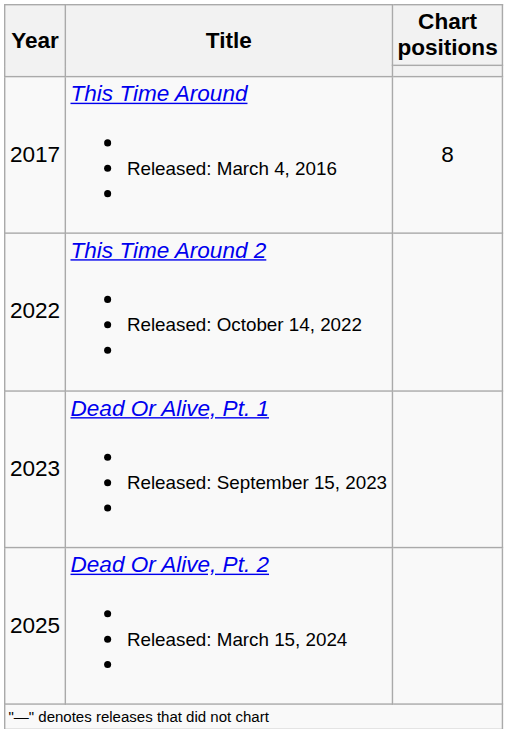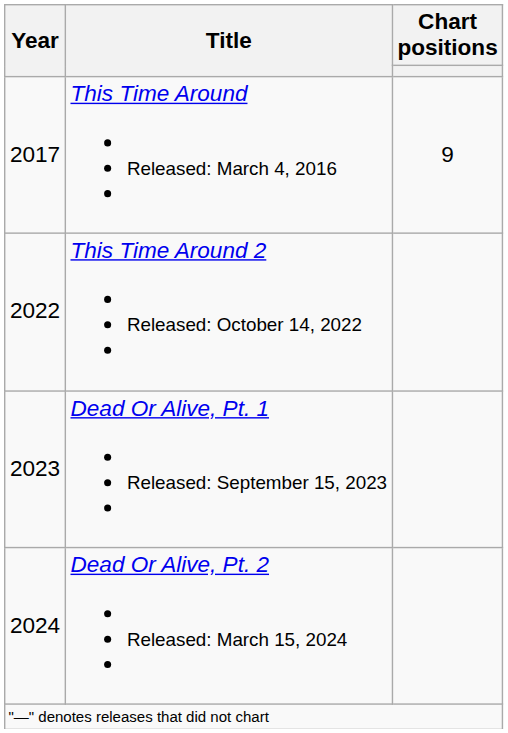(448, 154) 8 -> (448, 154) 9
(35, 625) 2025 -> (35, 625) 2024
